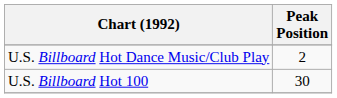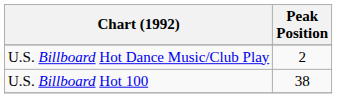(302, 81) 30 -> (302, 81) 38
